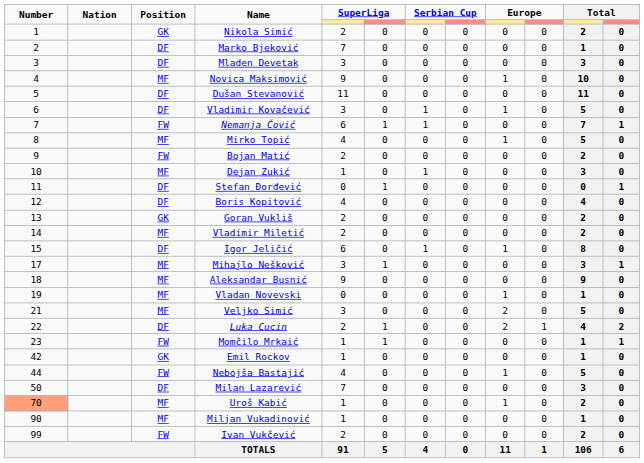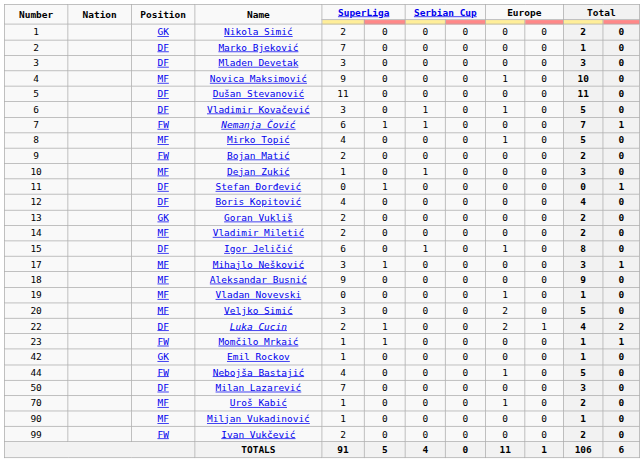(36, 310) 21 -> (36, 310) 20
(36, 403) lightsalmon background -> (36, 403) no background
